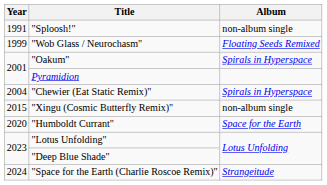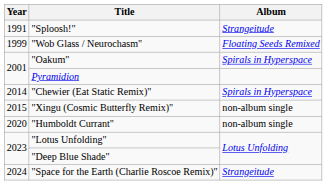(257, 28) non-album single -> (248, 28) Strangeitude
(17, 92) 2004 -> (17, 92) 2014
(262, 124) Space for the Earth -> (257, 124) non-album single
